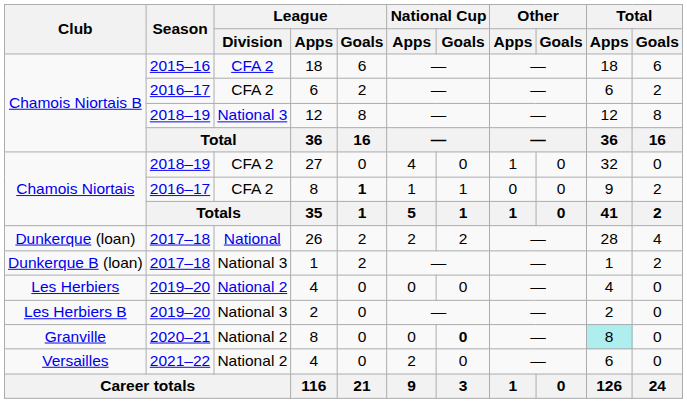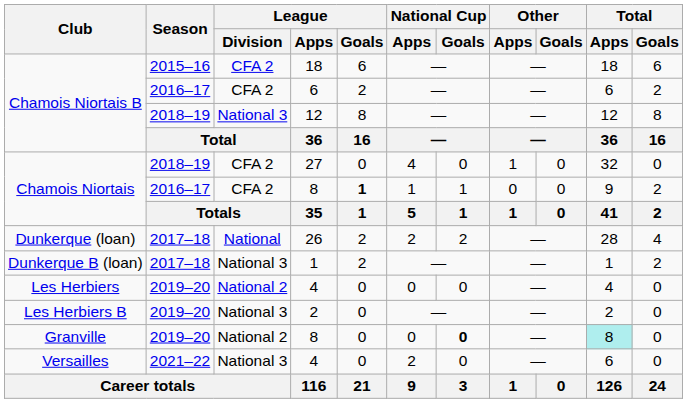(180, 336) 2020–21 -> (180, 336) 2019–20
(252, 361) National 2 -> (252, 361) National 3
